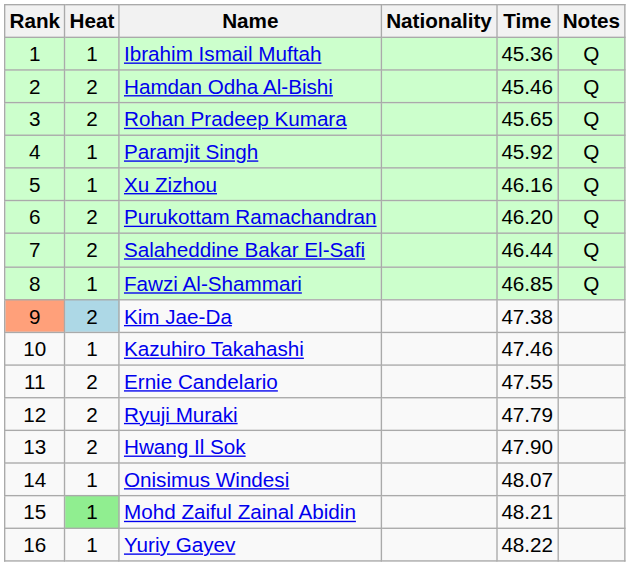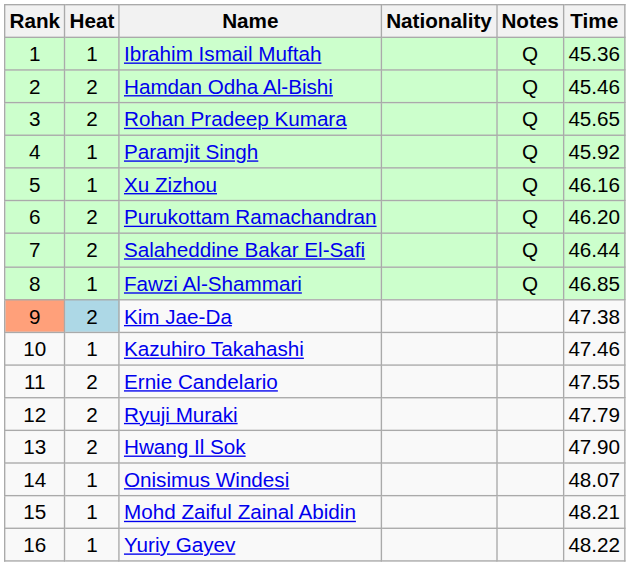columns swapped: (527, 21) <-> (591, 21)
(92, 512) lightgreen background -> (92, 512) no background
